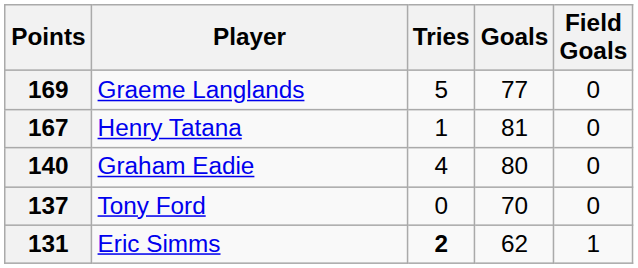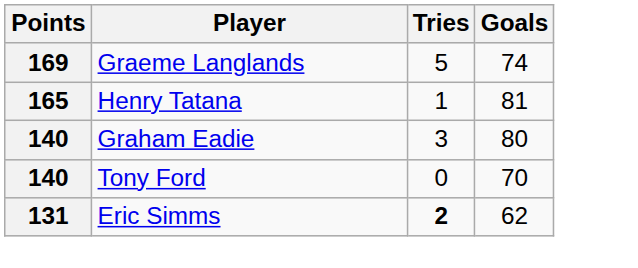- column: (593, 37)
(515, 89) 77 -> (515, 62) 74
(48, 128) 167 -> (48, 100) 165
(441, 166) 4 -> (441, 139) 3
(48, 205) 137 -> (48, 178) 140
